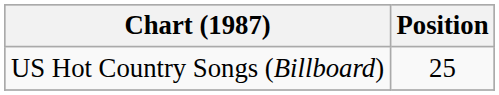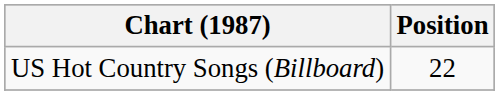(442, 68) 25 -> (442, 68) 22
